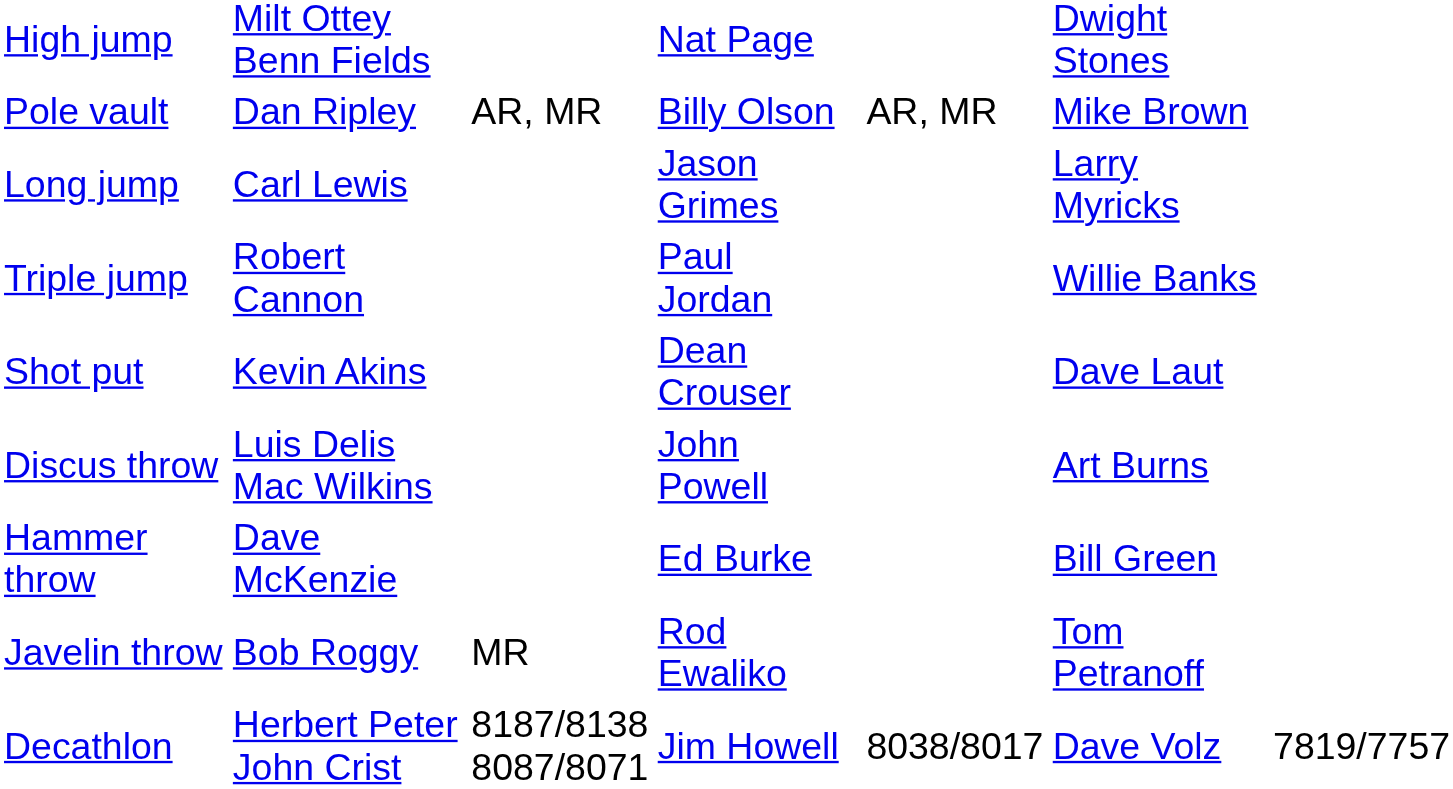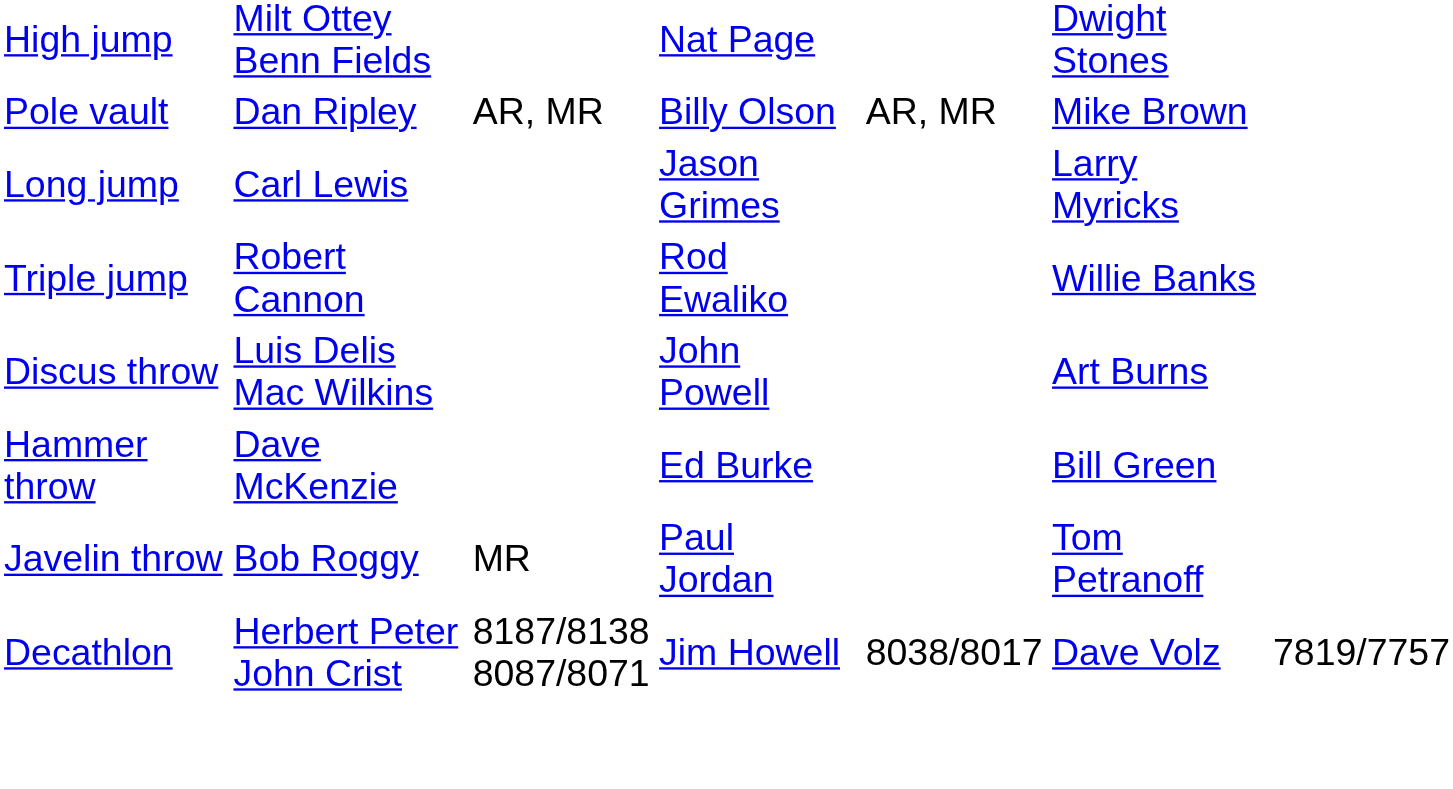(715, 278) Paul Jordan -> (724, 278) Rod Ewaliko
- row: (74, 371)
(722, 652) Rod Ewaliko -> (716, 558) Paul Jordan
